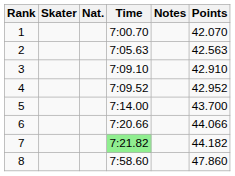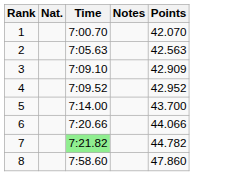- column: (59, 13)
(210, 69) 42.910 -> (169, 69) 42.909
(210, 143) 44.182 -> (169, 143) 44.782
